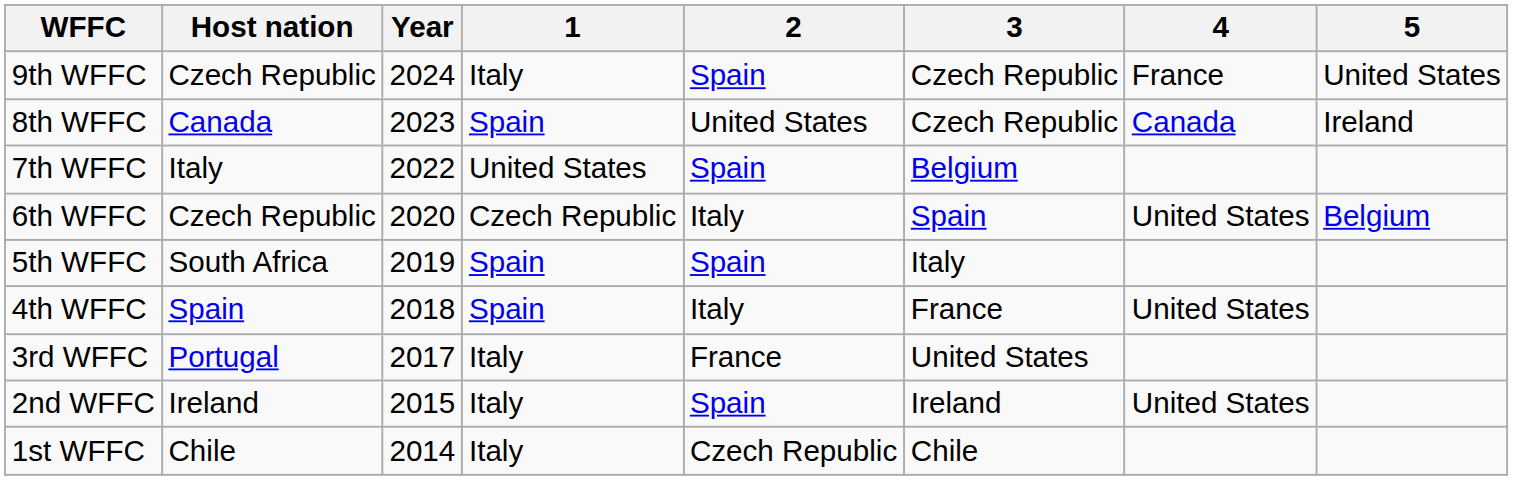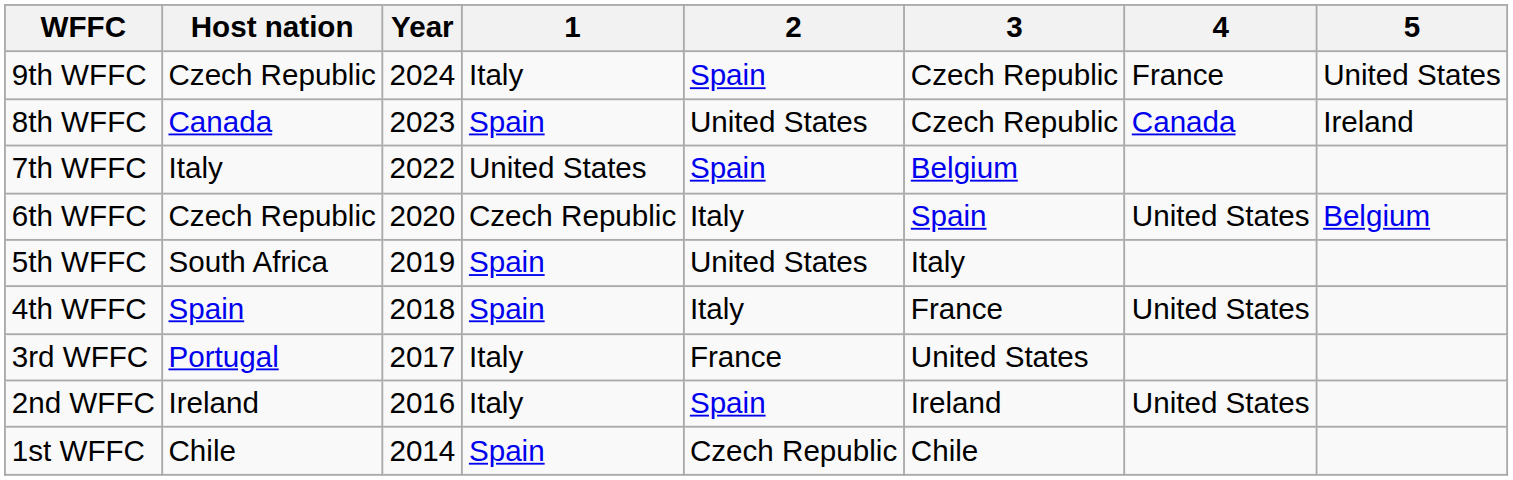(728, 262) Spain -> (779, 262) United States
(422, 403) 2015 -> (422, 403) 2016
(496, 450) Italy -> (507, 450) Spain
